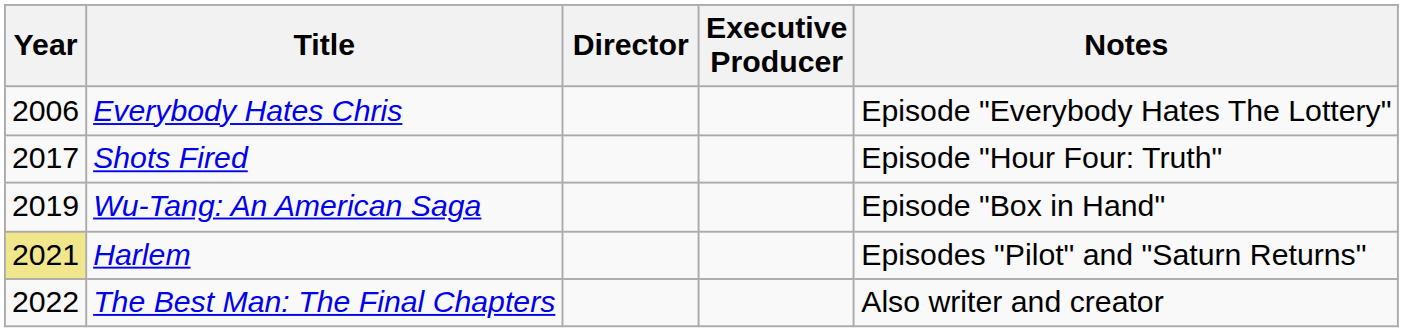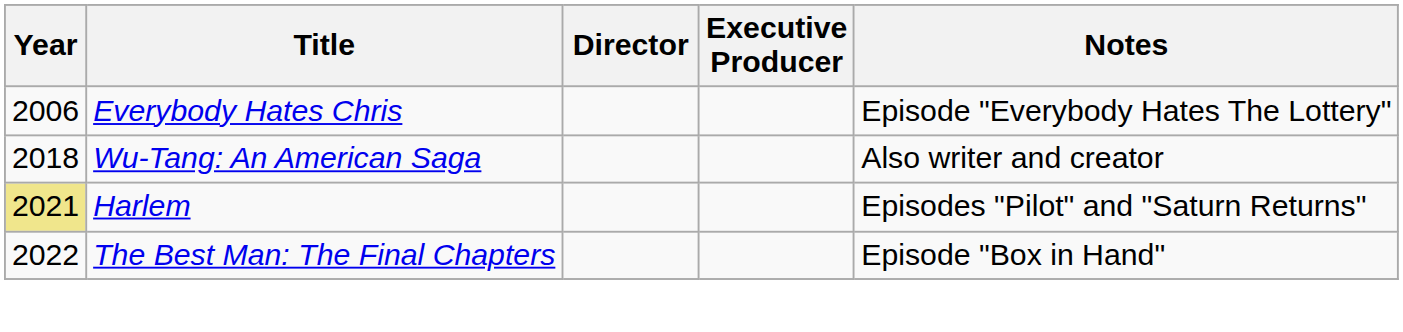- row: (170, 158)
(46, 206) 2019 -> (46, 158) 2018
(1013, 206) Episode "Box in Hand" -> (1012, 158) Also writer and creator
(1012, 302) Also writer and creator -> (1013, 254) Episode "Box in Hand"
